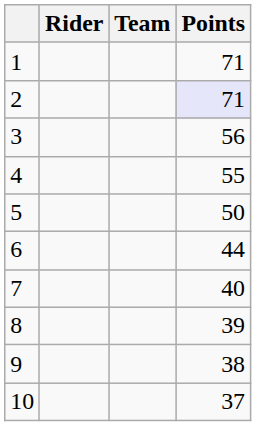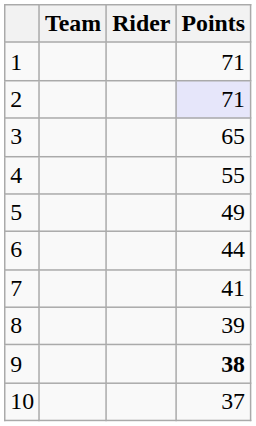columns swapped: (74, 23) <-> (142, 23)
(233, 136) 56 -> (233, 136) 65
(233, 212) 50 -> (233, 212) 49
(233, 288) 40 -> (233, 288) 41
(233, 363) normal -> (233, 363) bold
